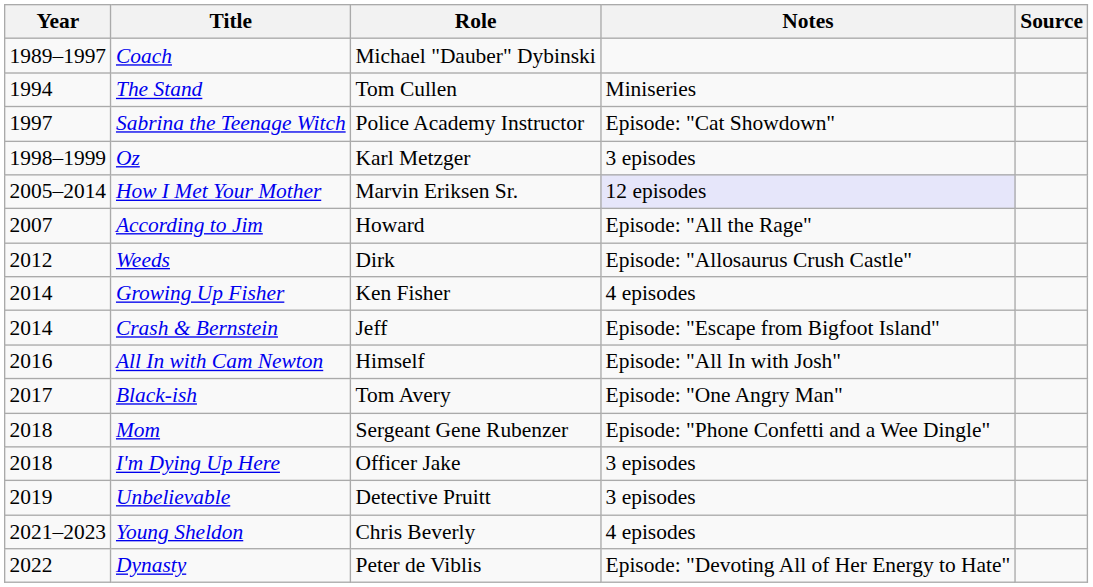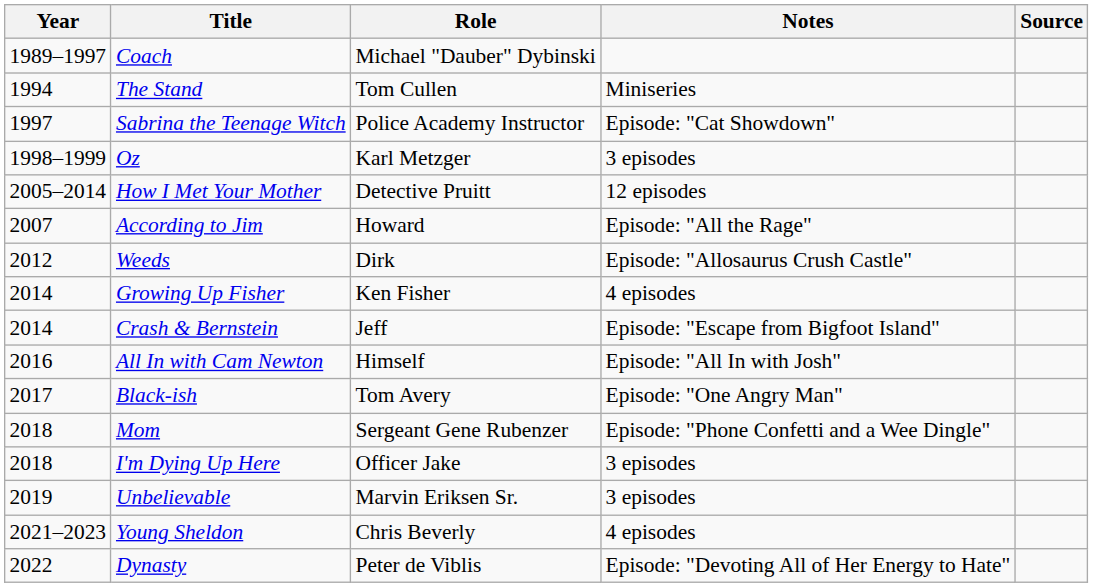(437, 191) Marvin Eriksen Sr. -> (423, 191) Detective Pruitt
(656, 191) lavender background -> (656, 191) no background
(423, 497) Detective Pruitt -> (437, 497) Marvin Eriksen Sr.
